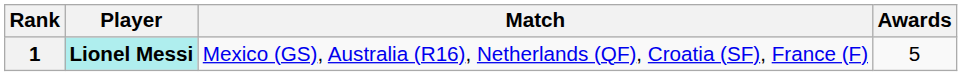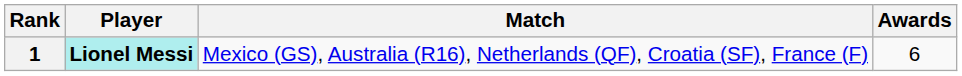(915, 53) 5 -> (915, 53) 6
